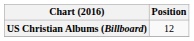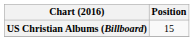(169, 28) 12 -> (169, 28) 15
